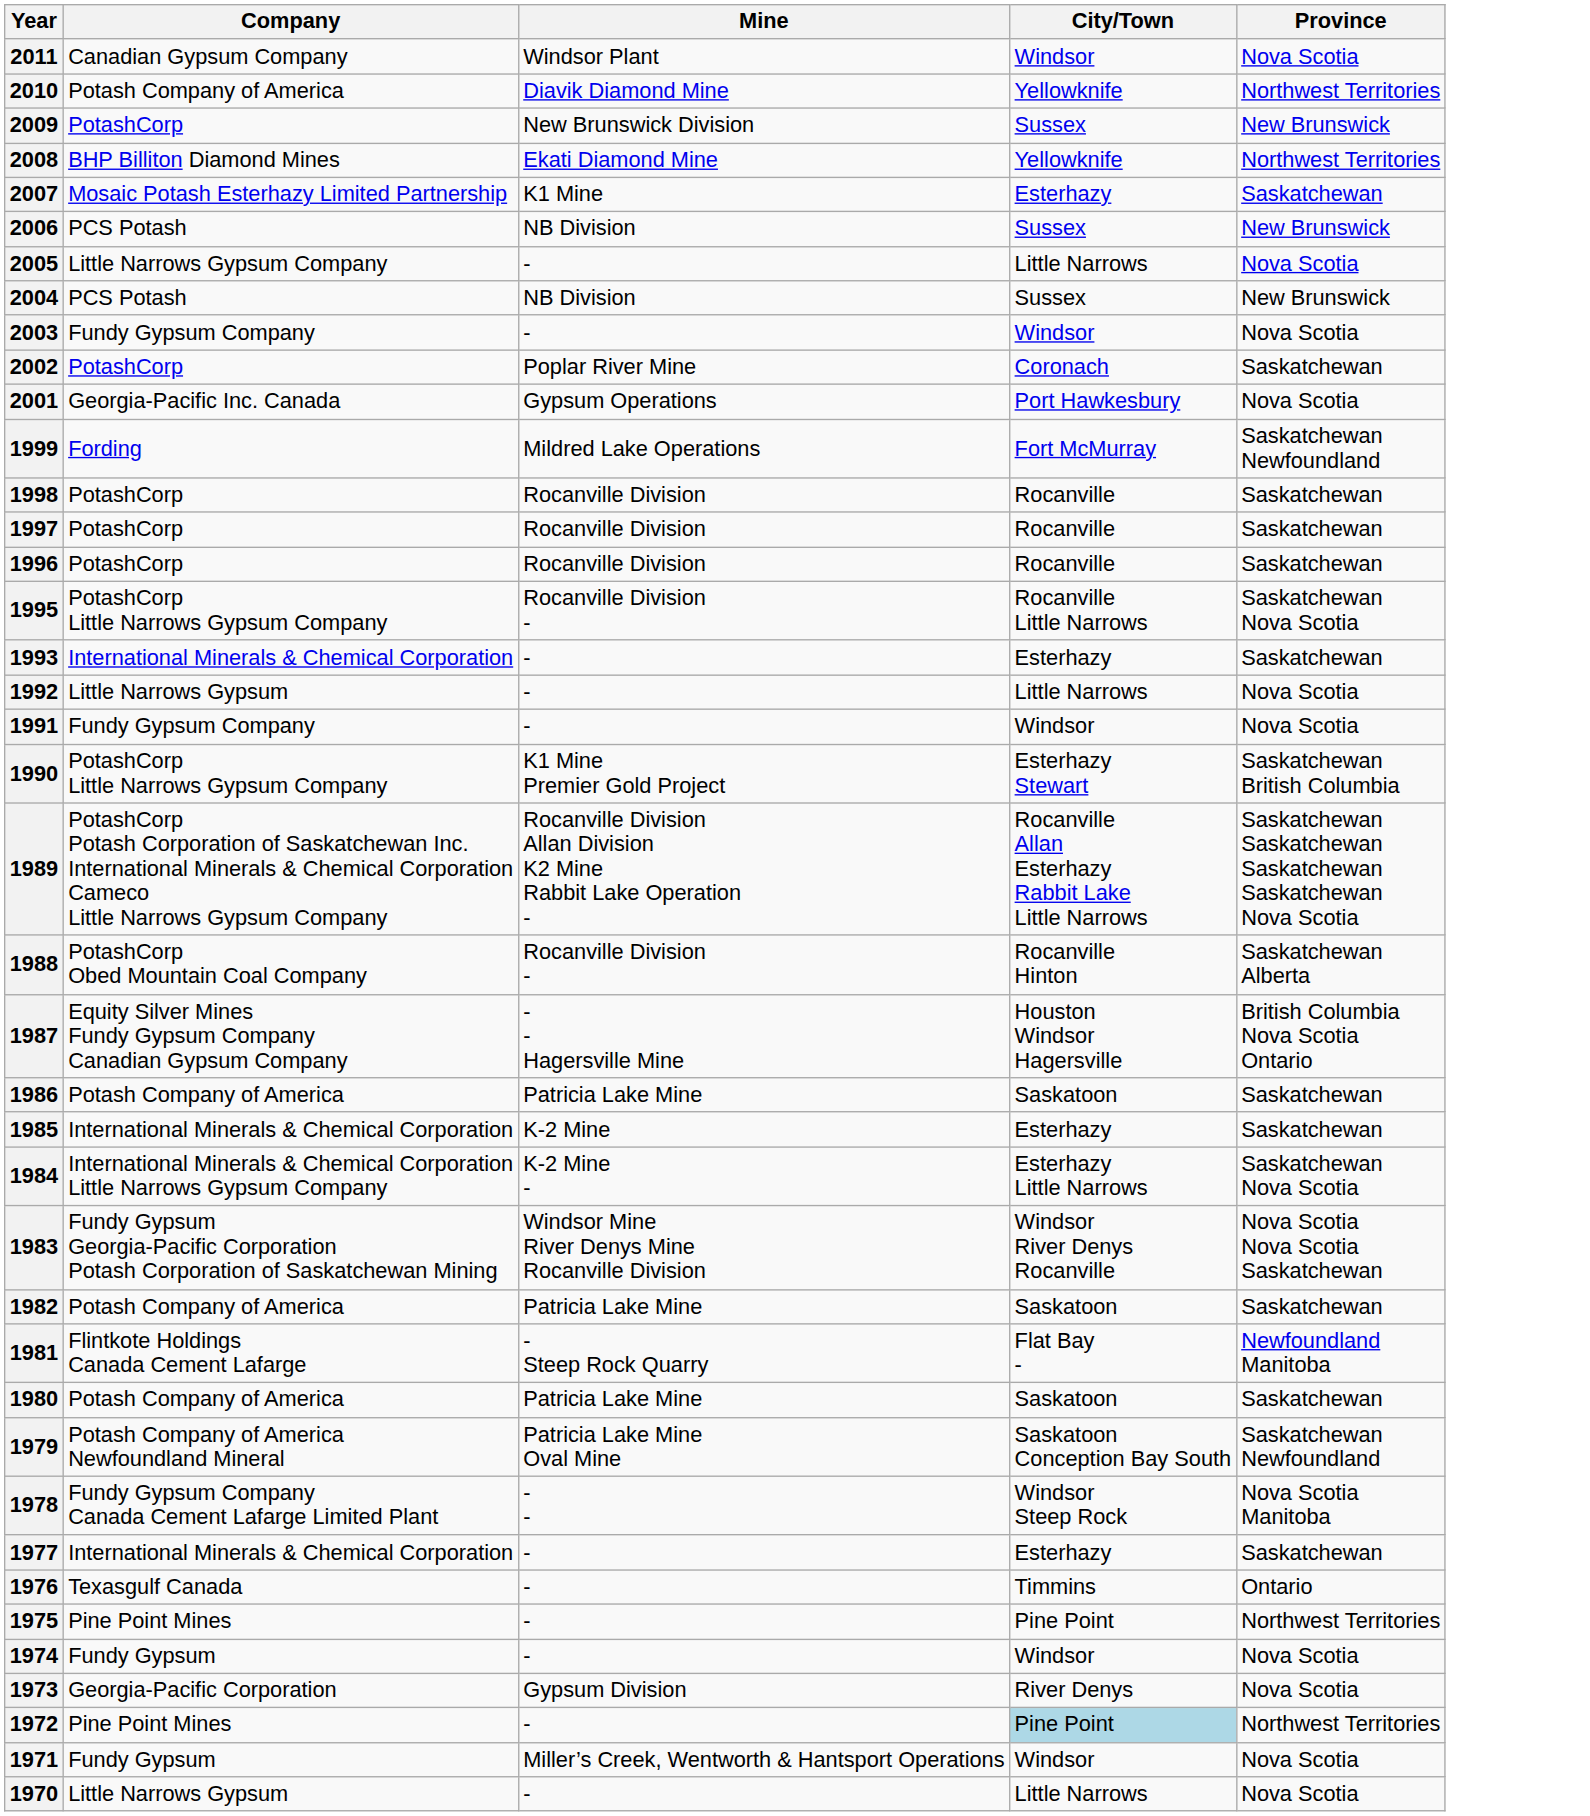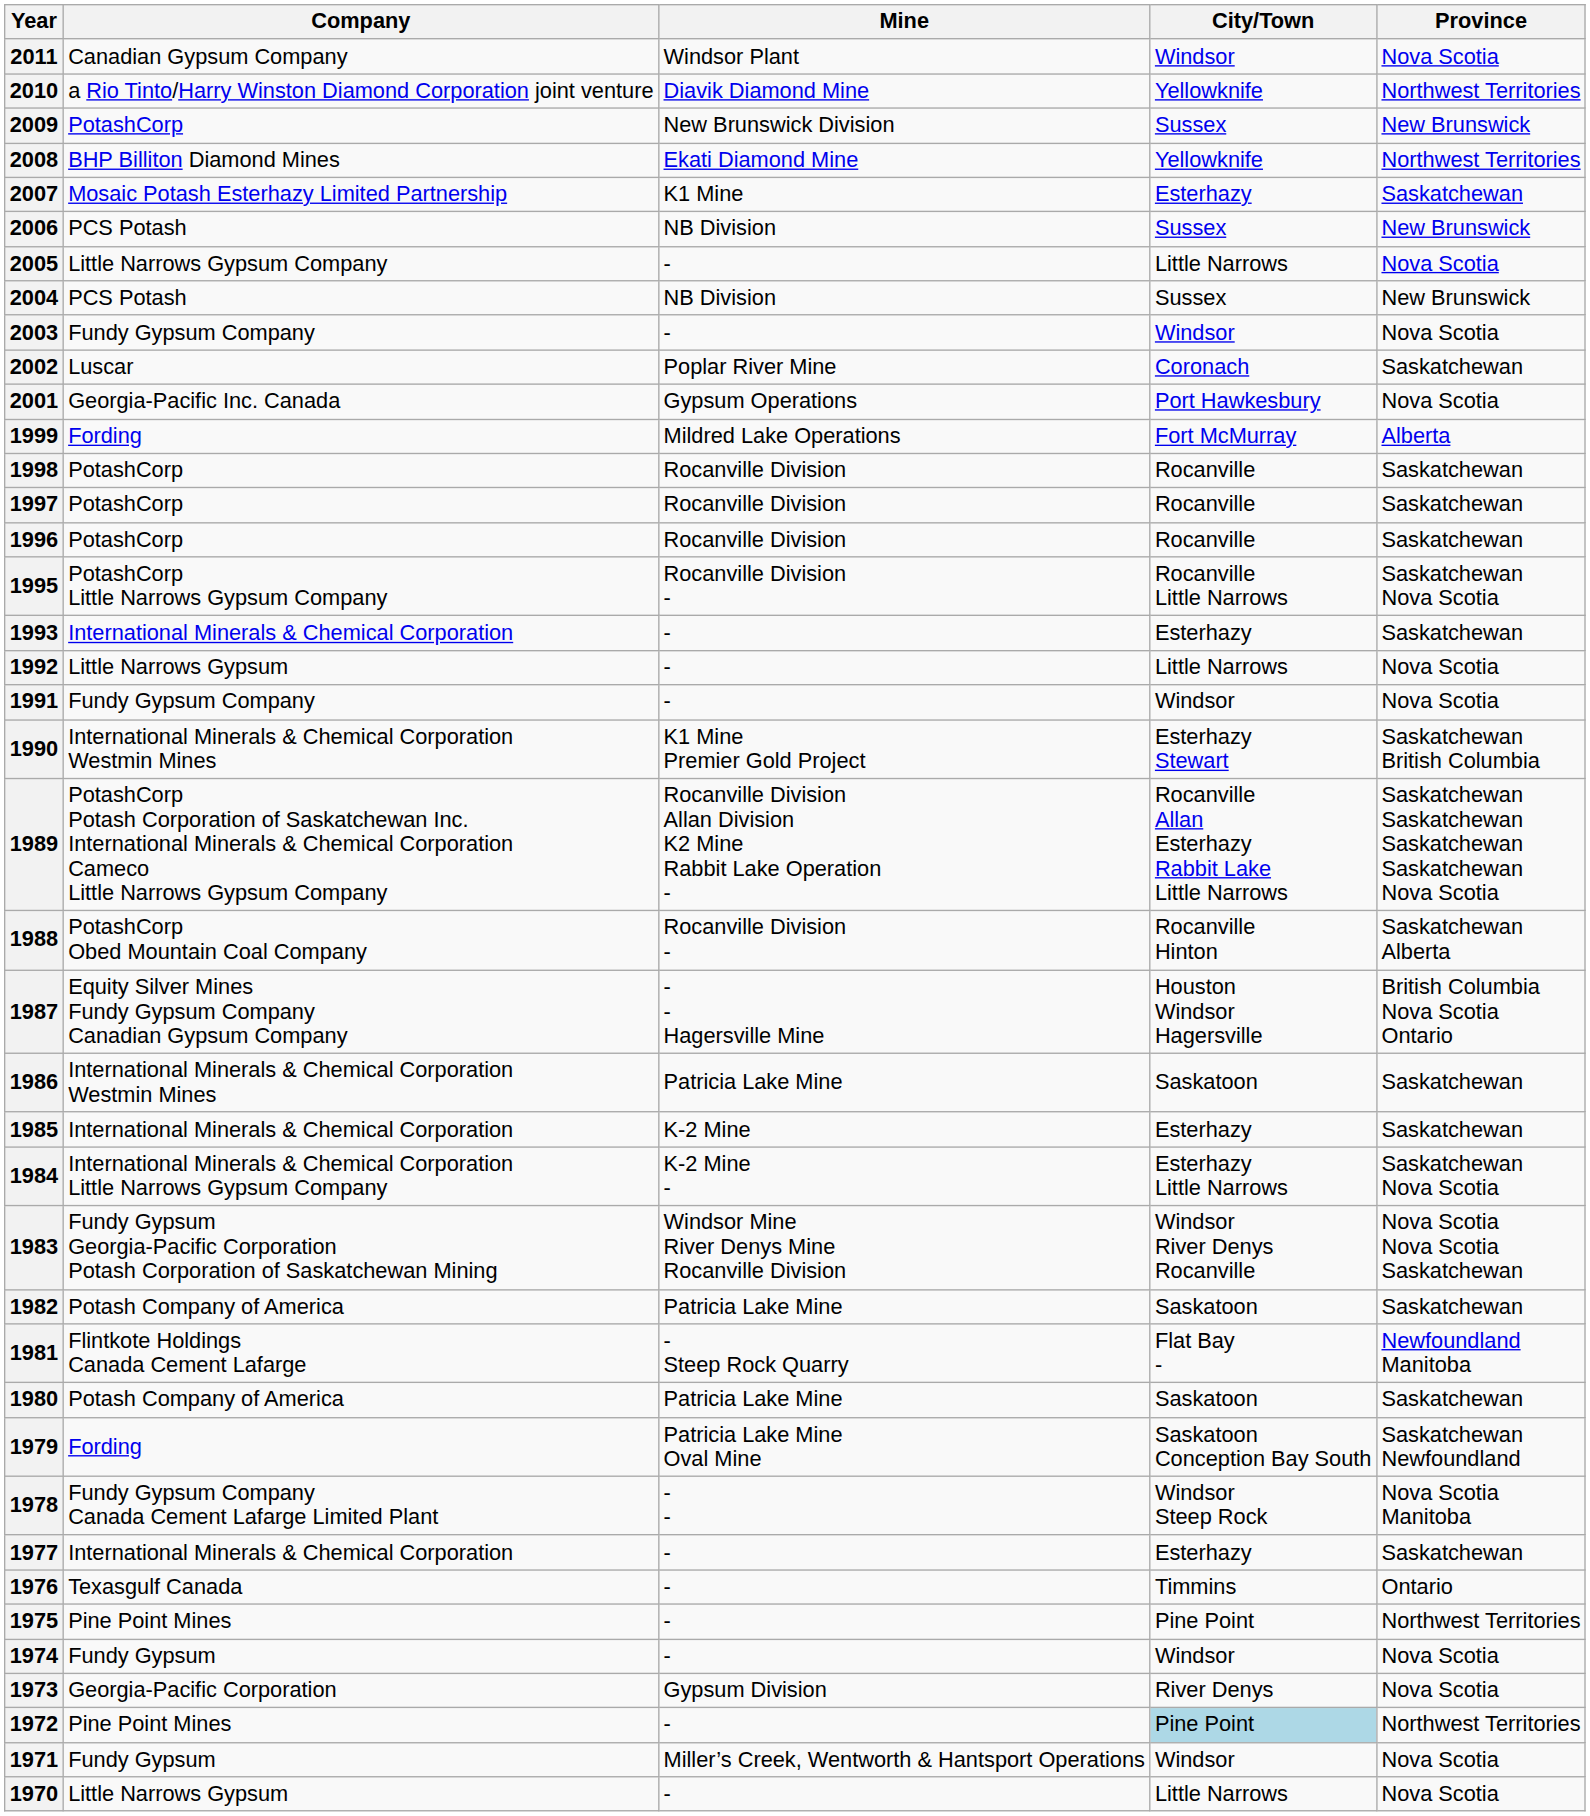(206, 90) Potash Company of America -> (361, 90) a Rio Tinto/Harry Winston Diamond Corporation joint venture
(126, 366) PotashCorp -> (101, 366) Luscar
(1312, 448) Saskatchewan Newfoundland -> (1416, 435) Alberta
(228, 773) PotashCorp Little Narrows Gypsum Company -> (291, 748) International Minerals & Chemical Corporation Westmin Mines
(206, 1094) Potash Company of America -> (291, 1082) International Minerals & Chemical Corporation Westmin Mines
(206, 1446) Potash Company of America Newfoundland Mineral -> (105, 1446) Fording
